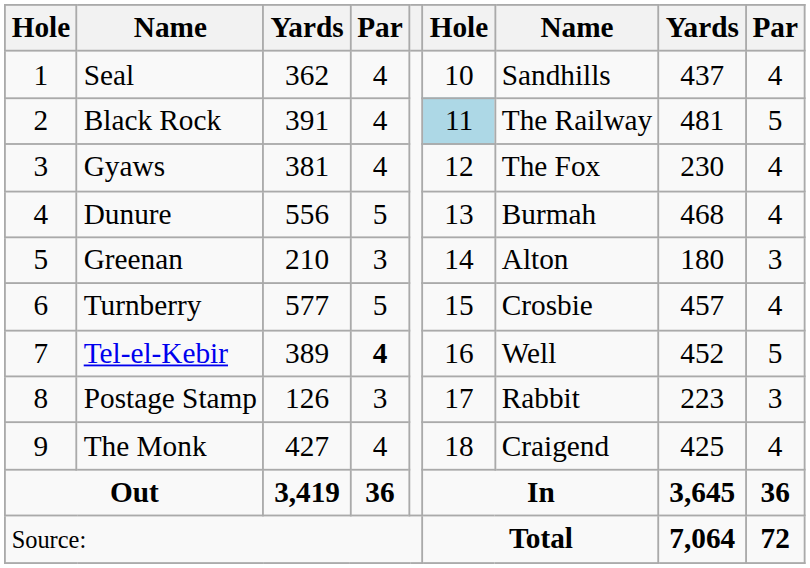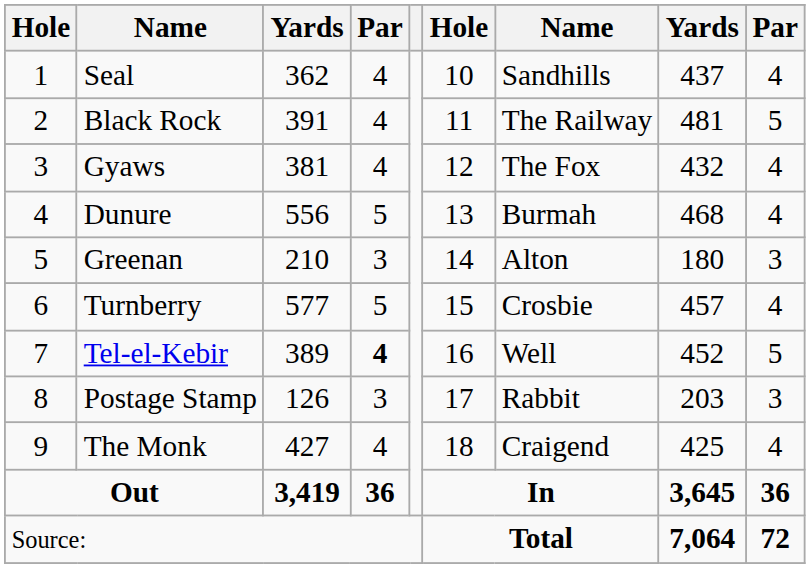(459, 120) lightblue background -> (459, 120) no background
(702, 167) 230 -> (702, 167) 432
(702, 399) 223 -> (702, 399) 203
